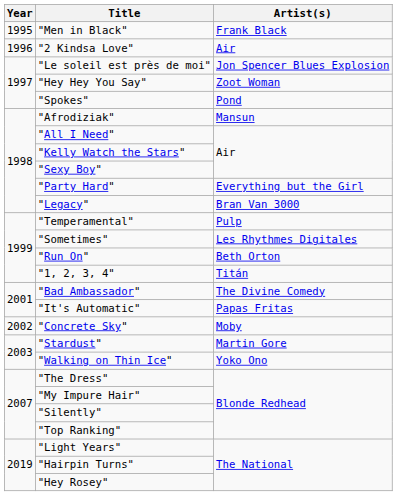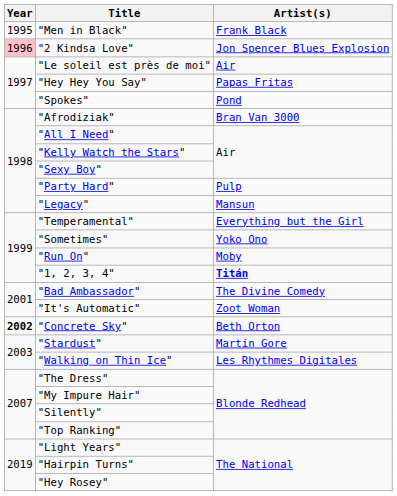(20, 48) no background -> (20, 48) pink background
(226, 48) Air -> (303, 48) Jon Spencer Blues Explosion
(303, 65) Jon Spencer Blues Explosion -> (226, 65) Air
(248, 83) Zoot Woman -> (255, 83) Papas Fritas
(235, 117) Mansun -> (258, 117) Bran Van 3000
(290, 187) Everything but the Girl -> (229, 187) Pulp
(258, 204) Bran Van 3000 -> (235, 204) Mansun
(229, 222) Pulp -> (290, 222) Everything but the Girl
(287, 239) Les Rhythmes Digitales -> (242, 239) Yoko Ono
(248, 256) Beth Orton -> (229, 256) Moby
(232, 274) normal -> (232, 274) bold
(255, 308) Papas Fritas -> (248, 308) Zoot Woman
(20, 326) normal -> (20, 326) bold
(229, 326) Moby -> (248, 326) Beth Orton
(242, 361) Yoko Ono -> (287, 361) Les Rhythmes Digitales
